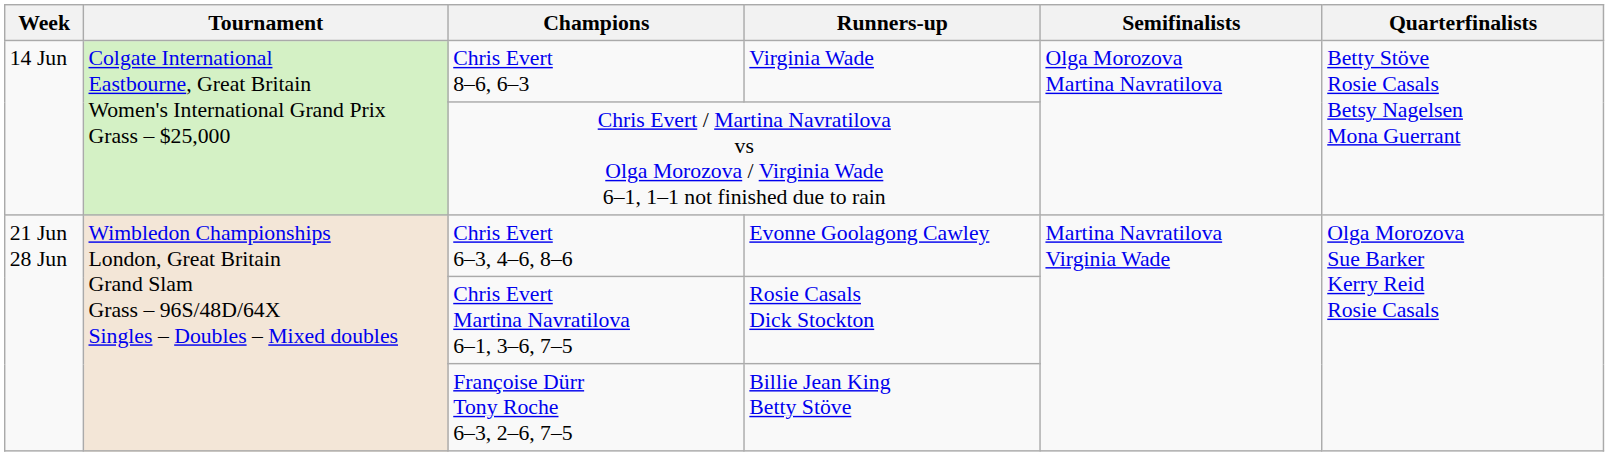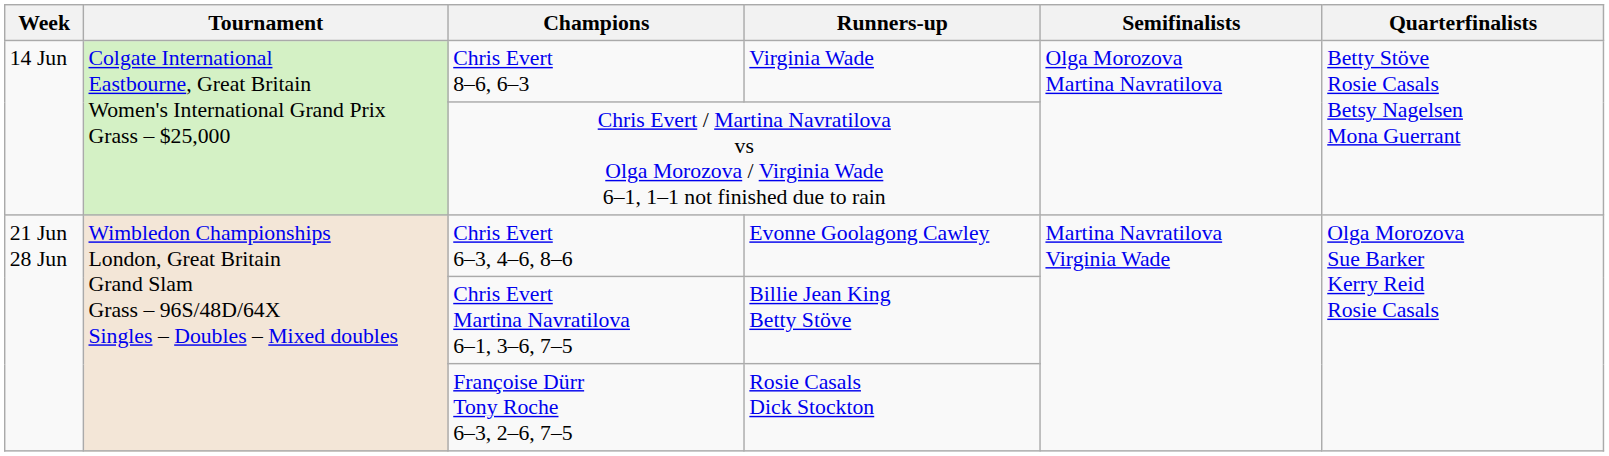(812, 307) Rosie Casals Dick Stockton -> (820, 307) Billie Jean King Betty Stöve
(820, 394) Billie Jean King Betty Stöve -> (812, 394) Rosie Casals Dick Stockton
